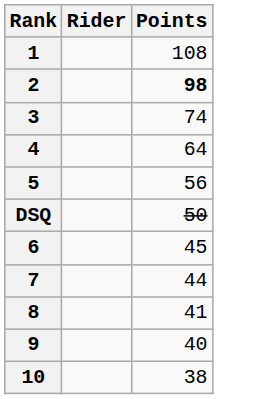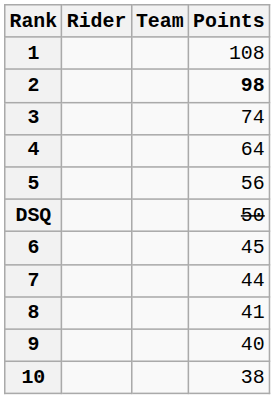+ column: (160, 21)
